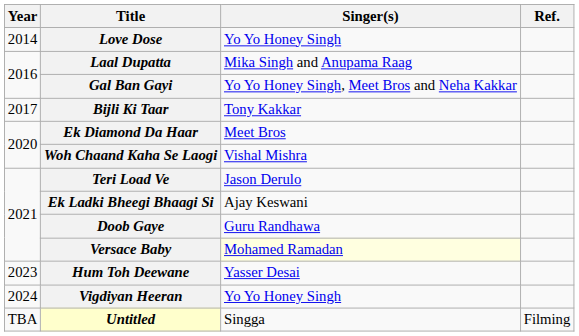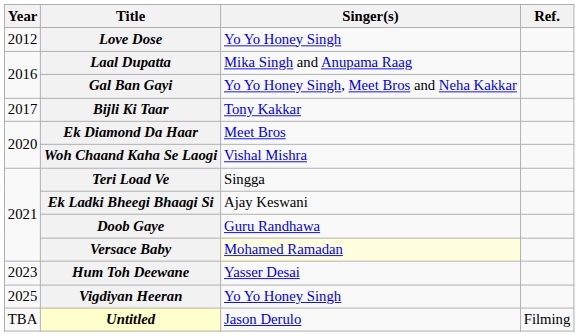(23, 39) 2014 -> (23, 39) 2012
(263, 179) Jason Derulo -> (244, 179) Singga
(23, 296) 2024 -> (23, 296) 2025
(244, 319) Singga -> (263, 319) Jason Derulo
